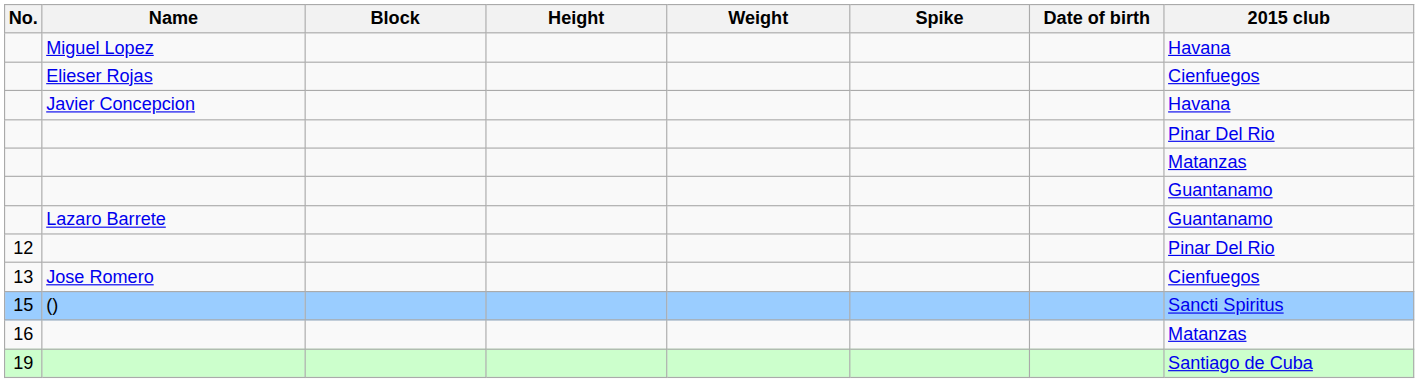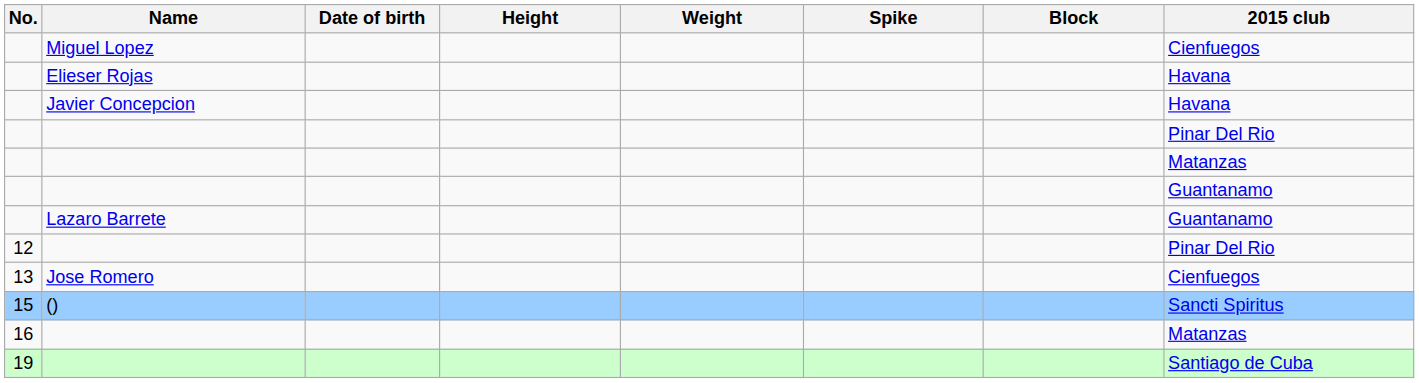columns swapped: (1097, 18) <-> (395, 18)
(1199, 47) Havana -> (1214, 47) Cienfuegos
(1214, 76) Cienfuegos -> (1199, 76) Havana
